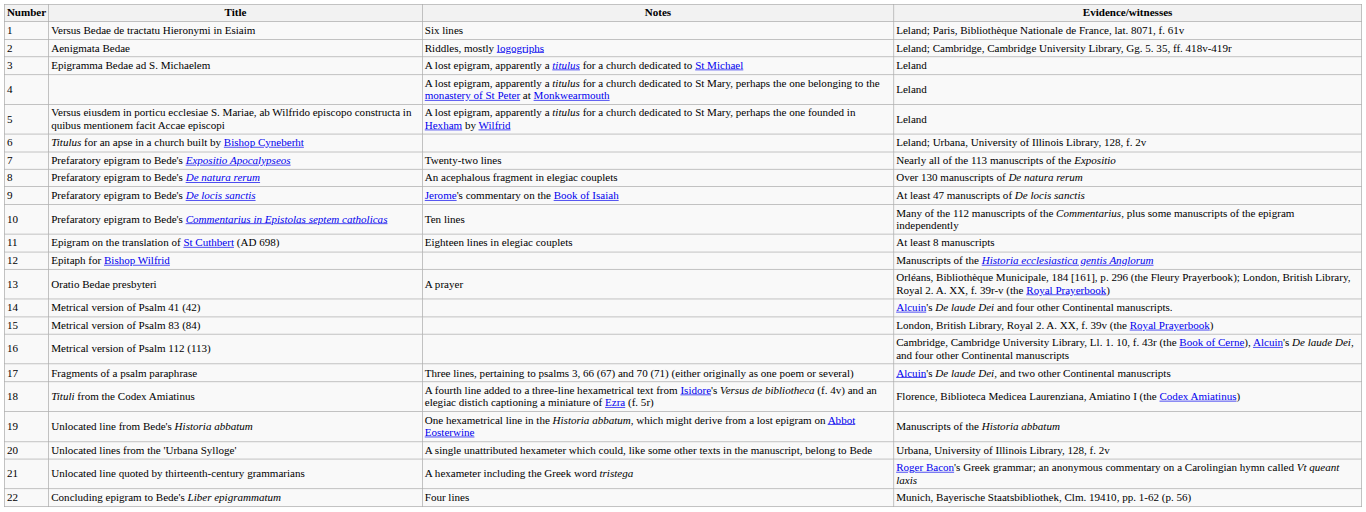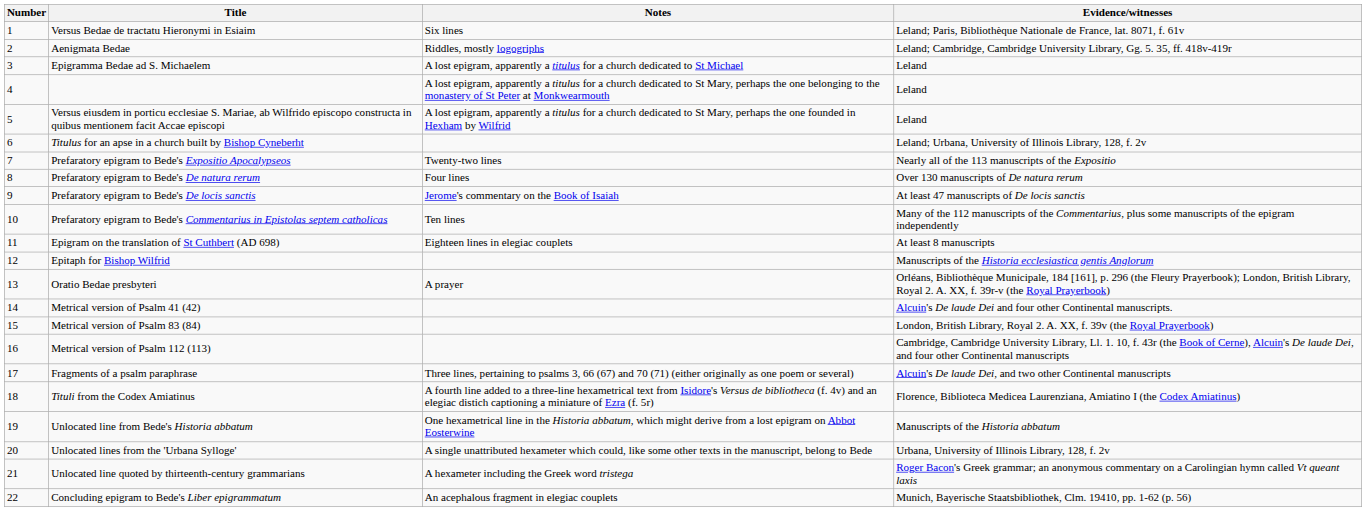(521, 178) An acephalous fragment in elegiac couplets -> (447, 178) Four lines
(447, 497) Four lines -> (521, 497) An acephalous fragment in elegiac couplets
